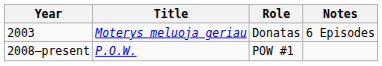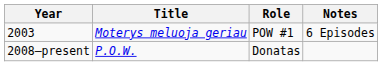(276, 32) Donatas -> (273, 32) POW #1
(273, 51) POW #1 -> (276, 51) Donatas
